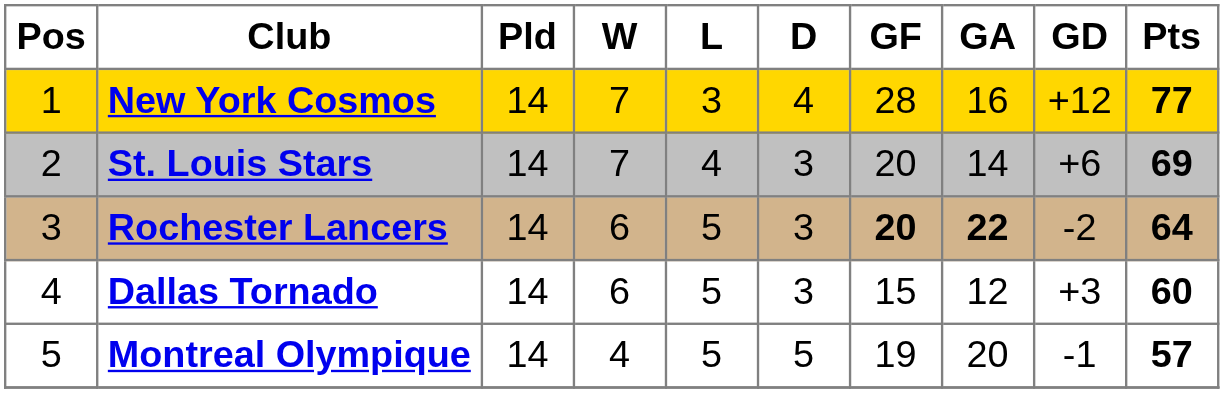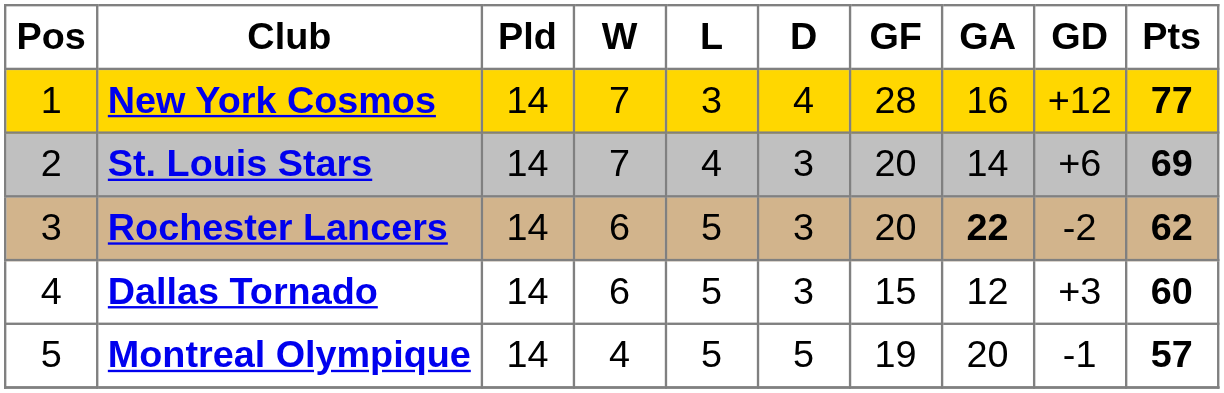(896, 227) bold -> (896, 227) normal
(1172, 227) 64 -> (1172, 227) 62
